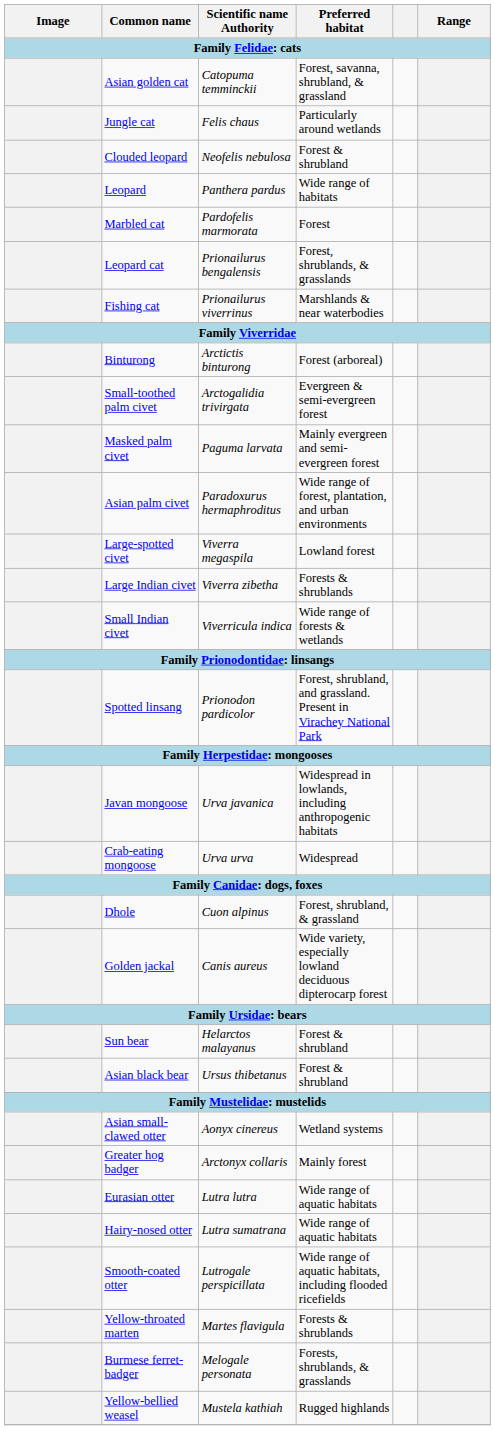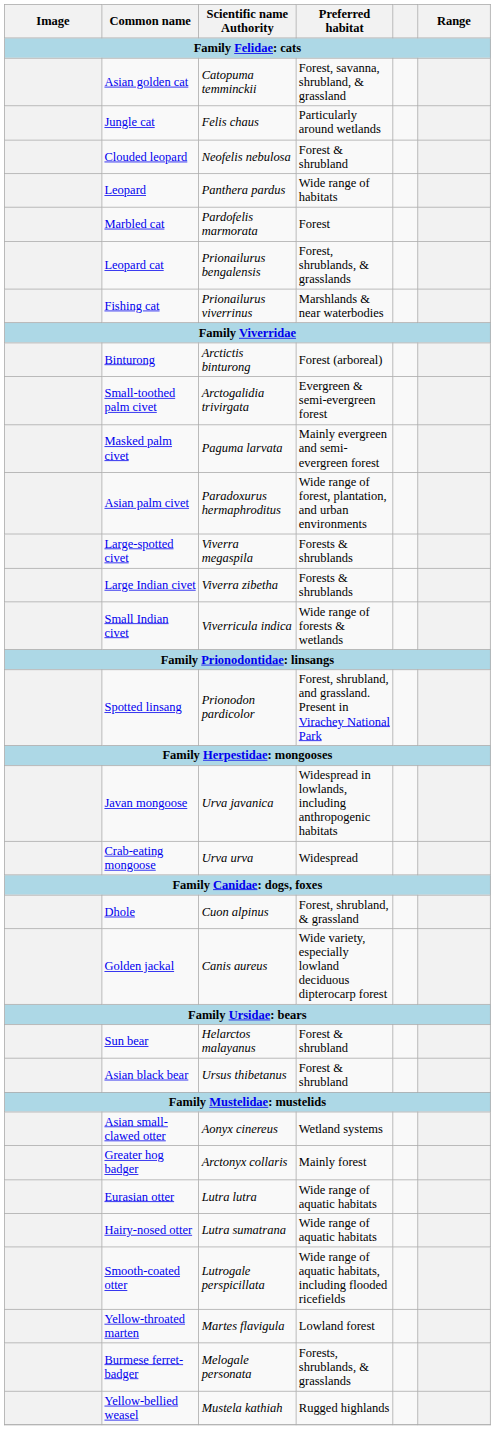(337, 551) Lowland forest -> (326, 551) Forests & shrublands
(326, 1326) Forests & shrublands -> (337, 1326) Lowland forest
